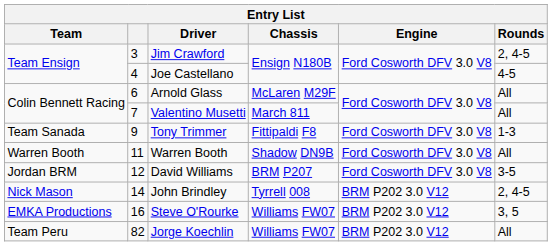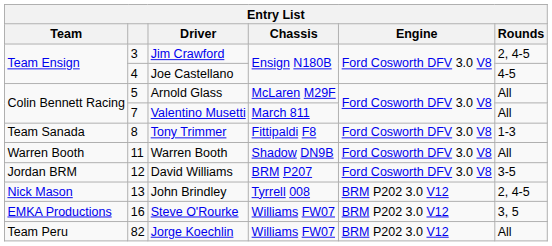(134, 93) 6 -> (134, 93) 5
(134, 132) 9 -> (134, 132) 8
(138, 191) 14 -> (138, 191) 13
